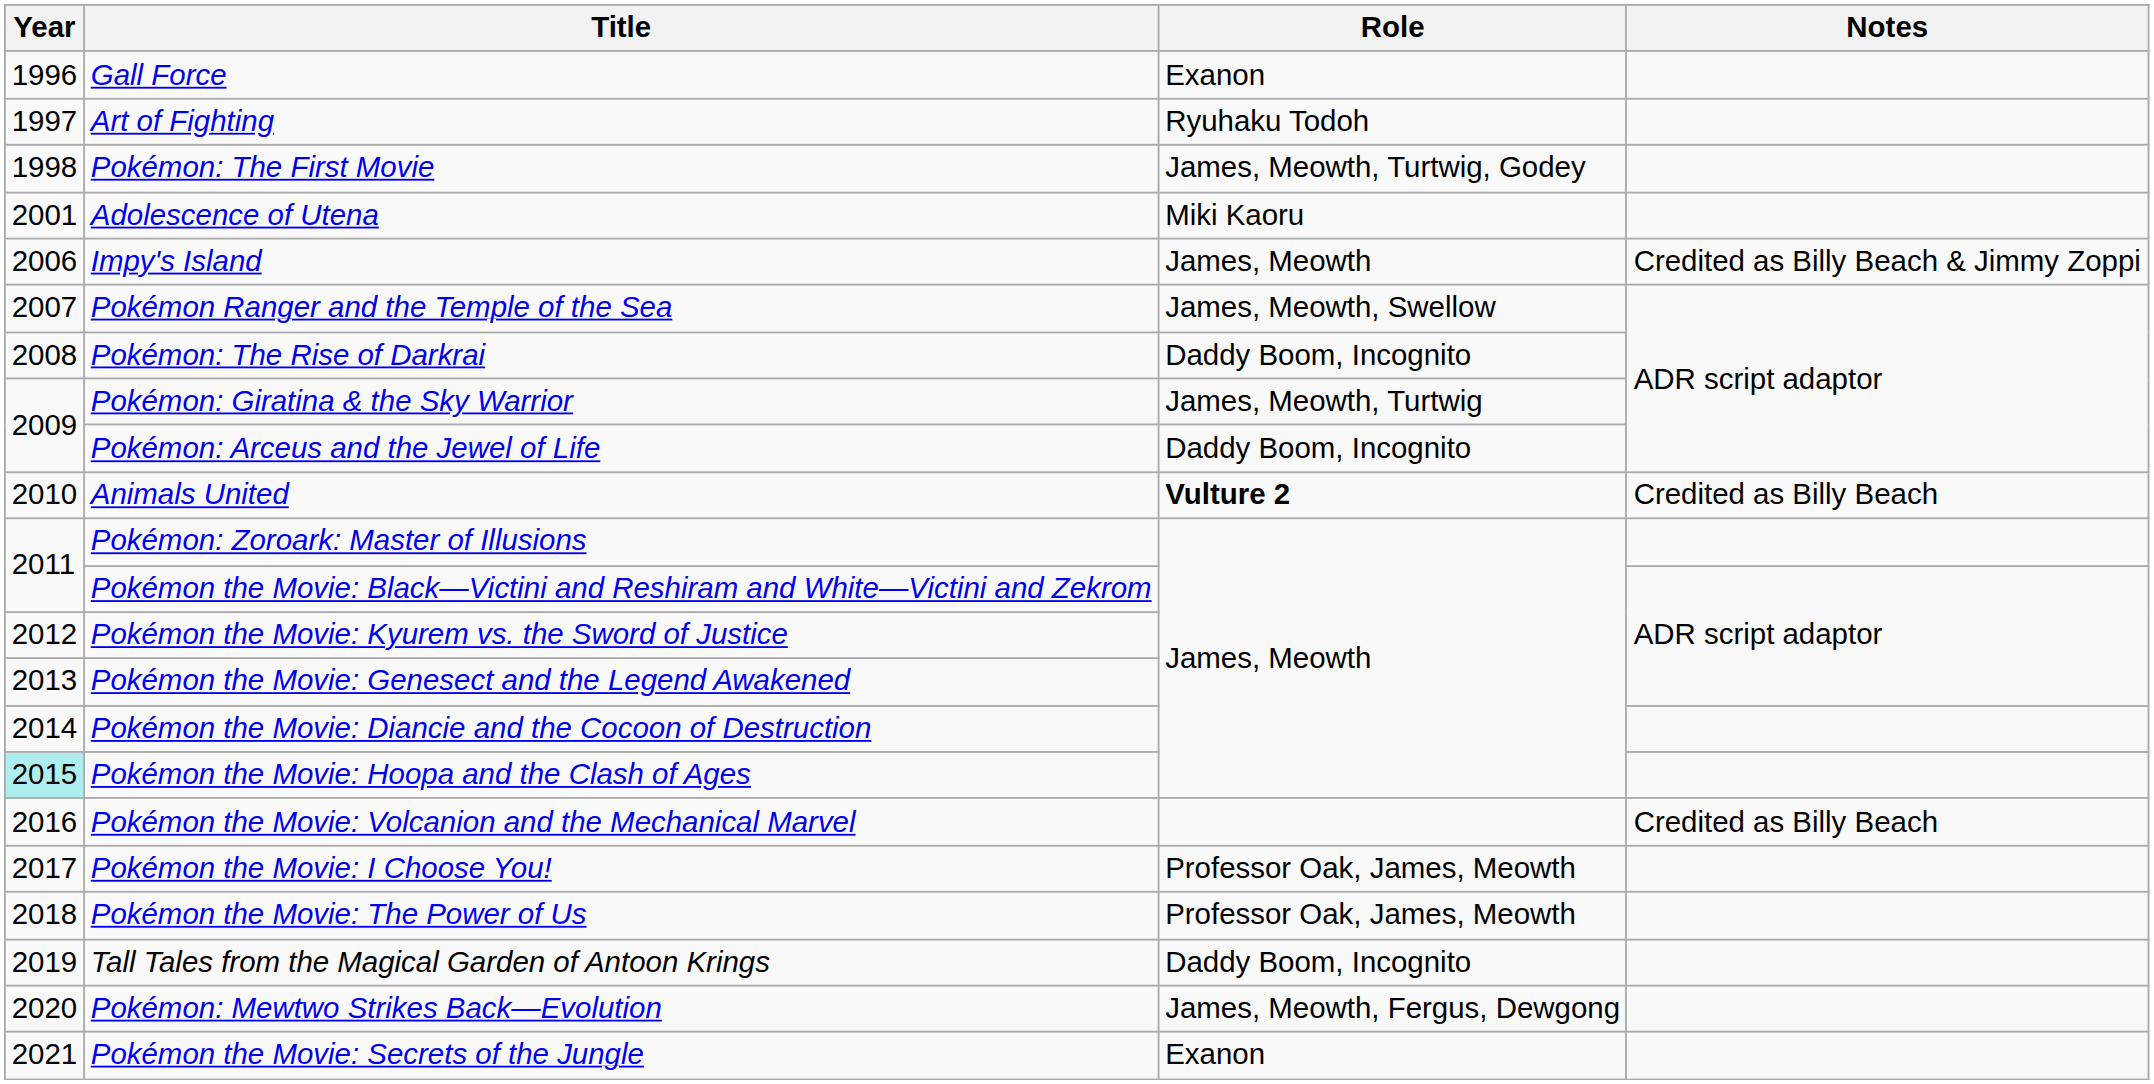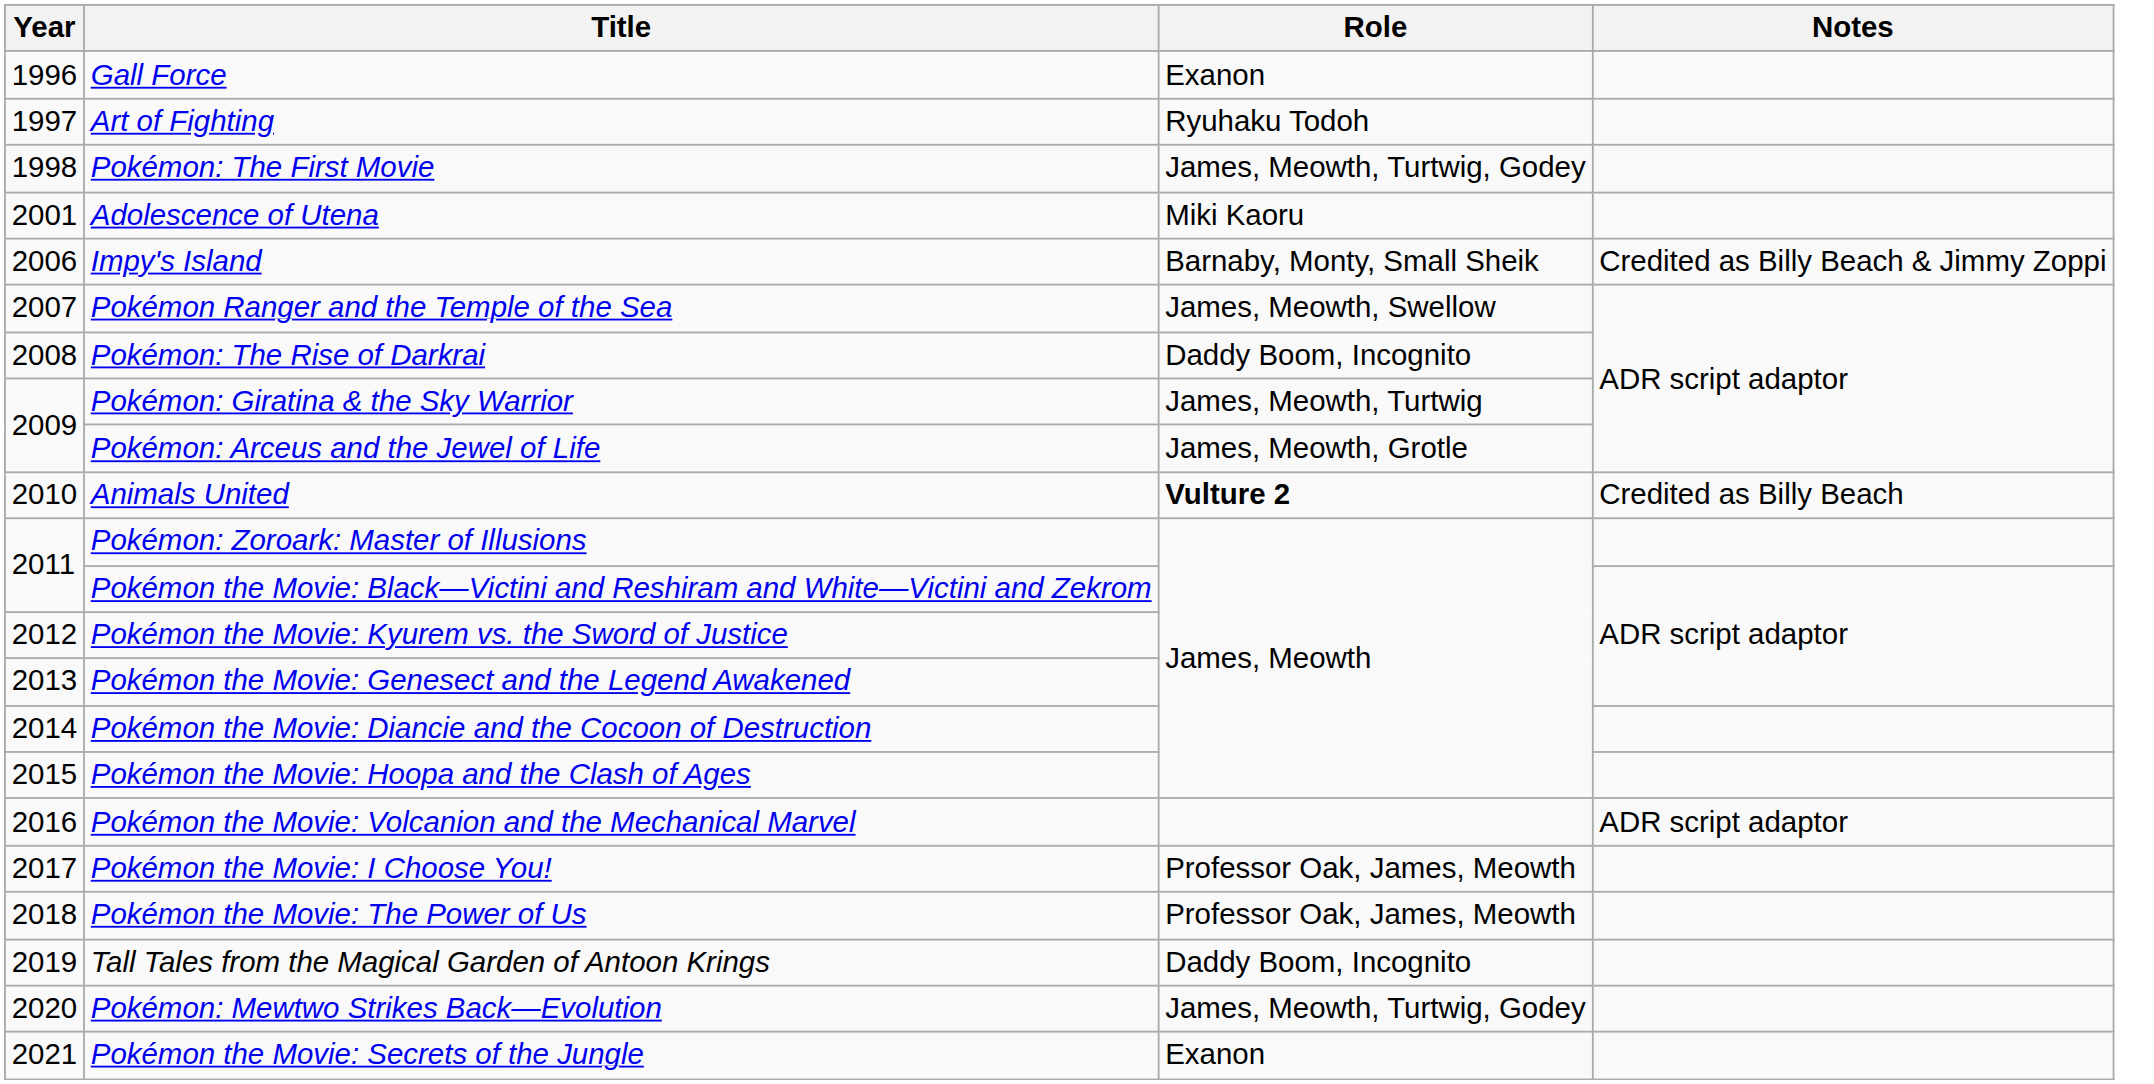(1268, 261) James, Meowth -> (1352, 261) Barnaby, Monty, Small Sheik
(1318, 448) Daddy Boom, Incognito -> (1317, 448) James, Meowth, Grotle
(44, 774) paleturquoise background -> (44, 774) no background
(1786, 821) Credited as Billy Beach -> (1724, 821) ADR script adaptor
(1393, 1008) James, Meowth, Fergus, Dewgong -> (1375, 1008) James, Meowth, Turtwig, Godey
